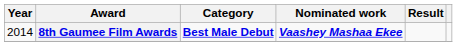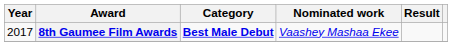(20, 32) 2014 -> (20, 32) 2017
(341, 32) bold -> (339, 32) normal
